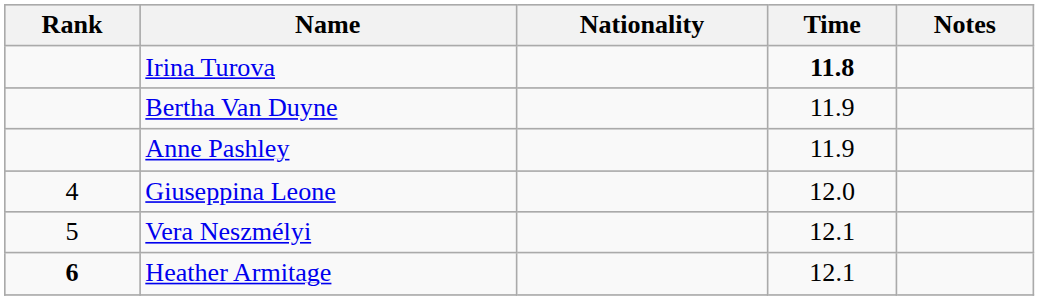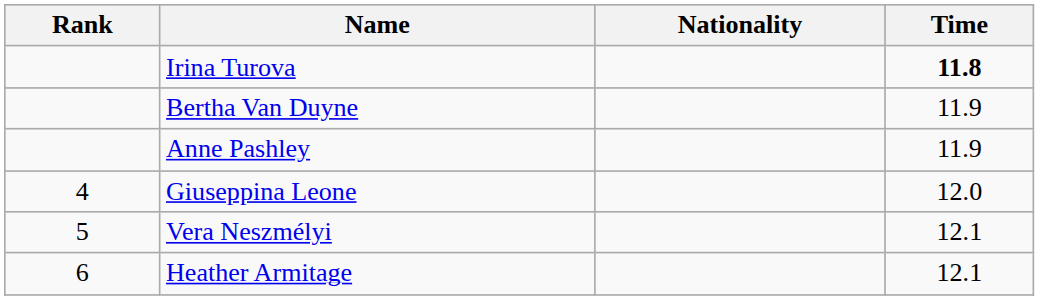- column: (965, 25)
(72, 273) bold -> (82, 273) normal
